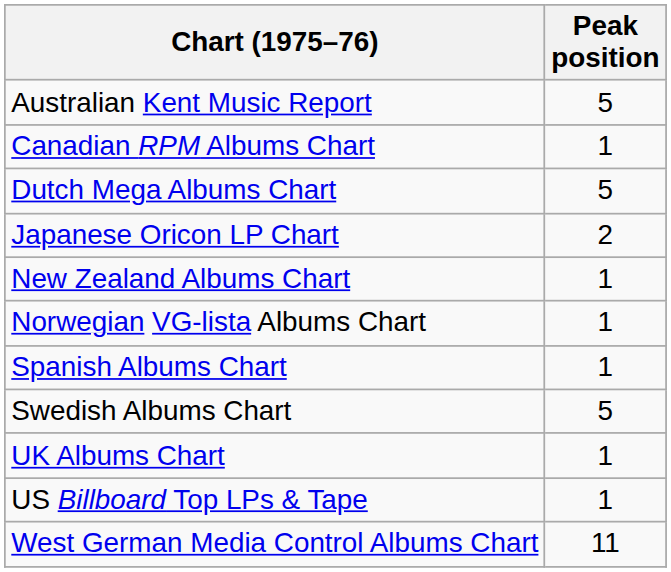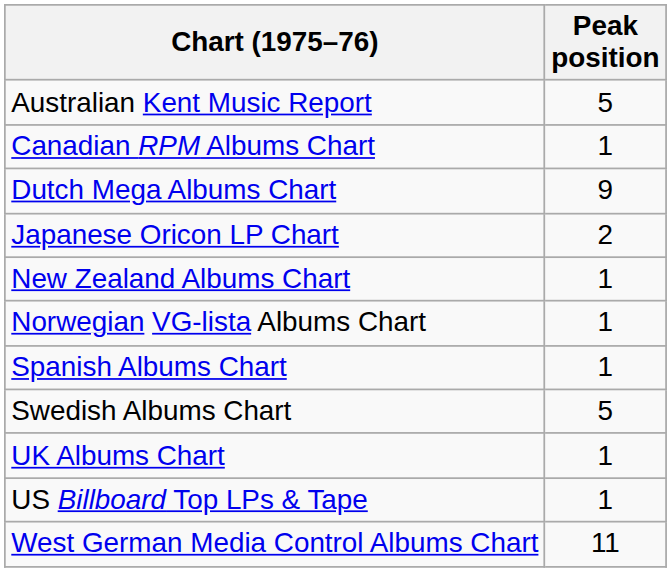(605, 190) 5 -> (605, 190) 9
